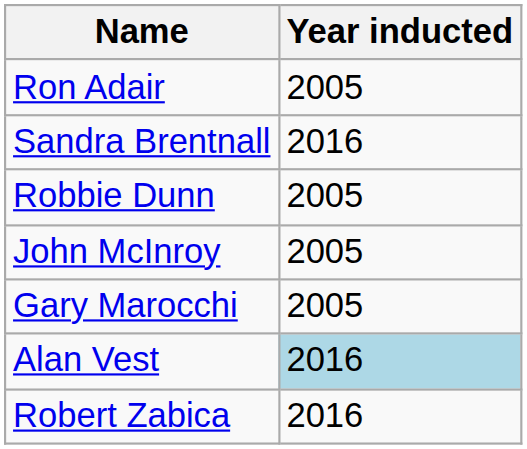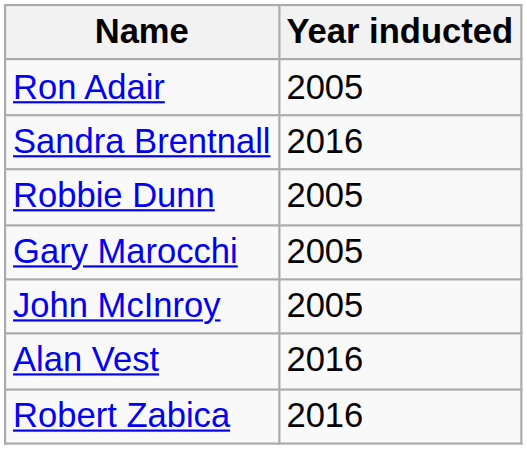rows swapped: (125, 305) <-> (117, 251)
(325, 360) lightblue background -> (325, 360) no background
